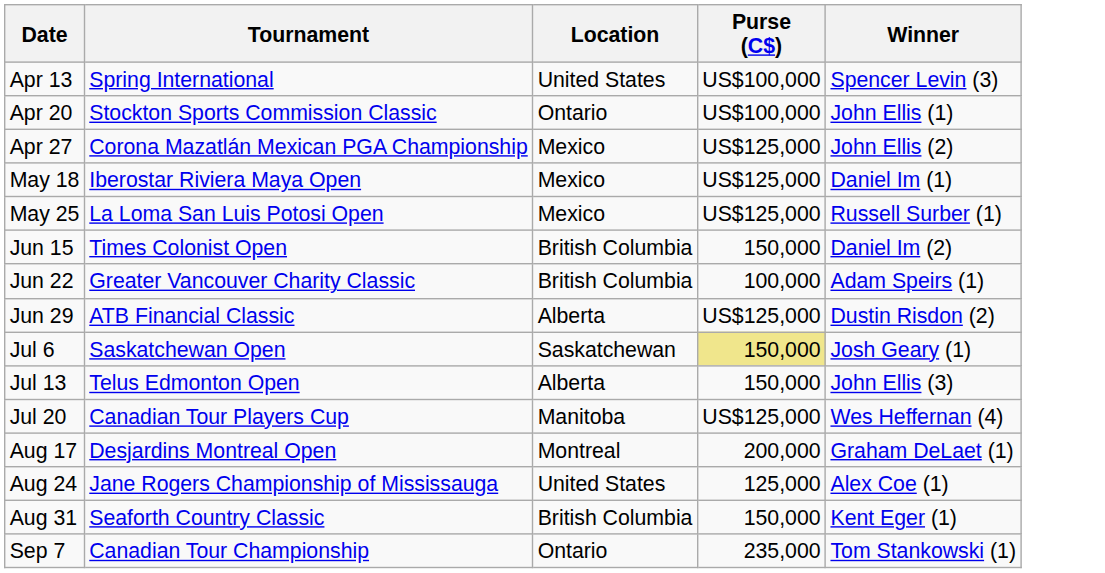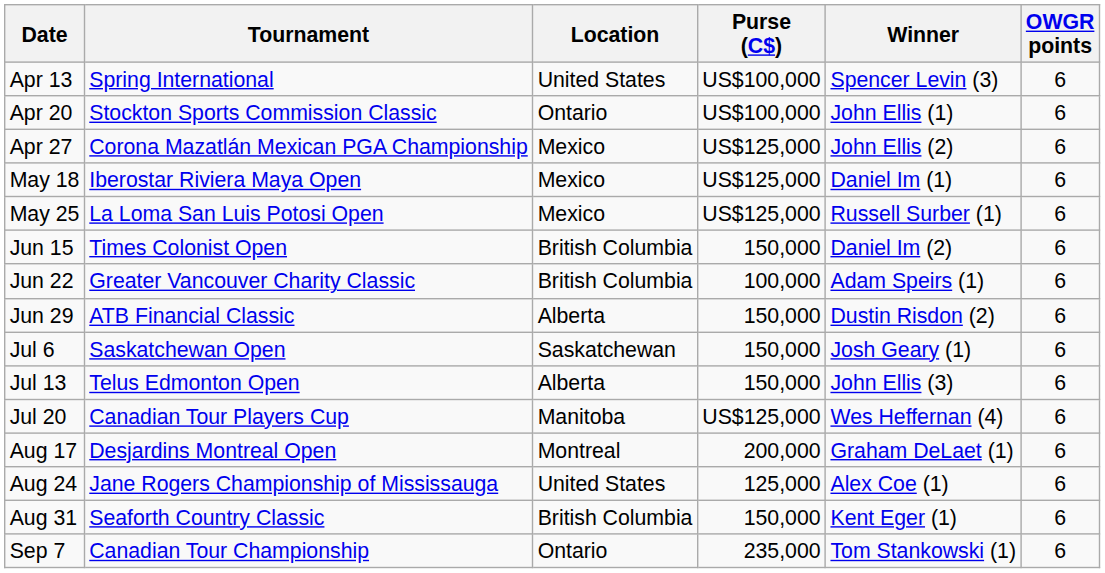+ column: (1060, 34)
(761, 315) US$125,000 -> (782, 315) 150,000
(782, 349) khaki background -> (782, 349) no background
